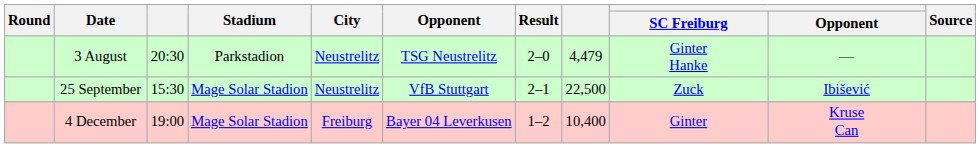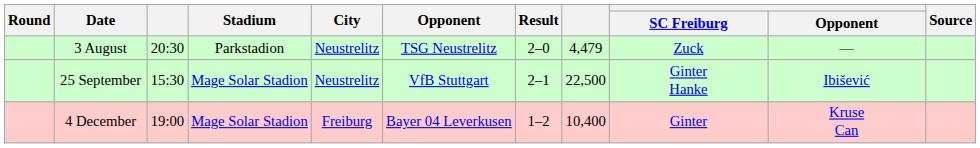(688, 56) Ginter Hanke -> (688, 47) Zuck
(688, 88) Zuck -> (688, 80) Ginter Hanke
